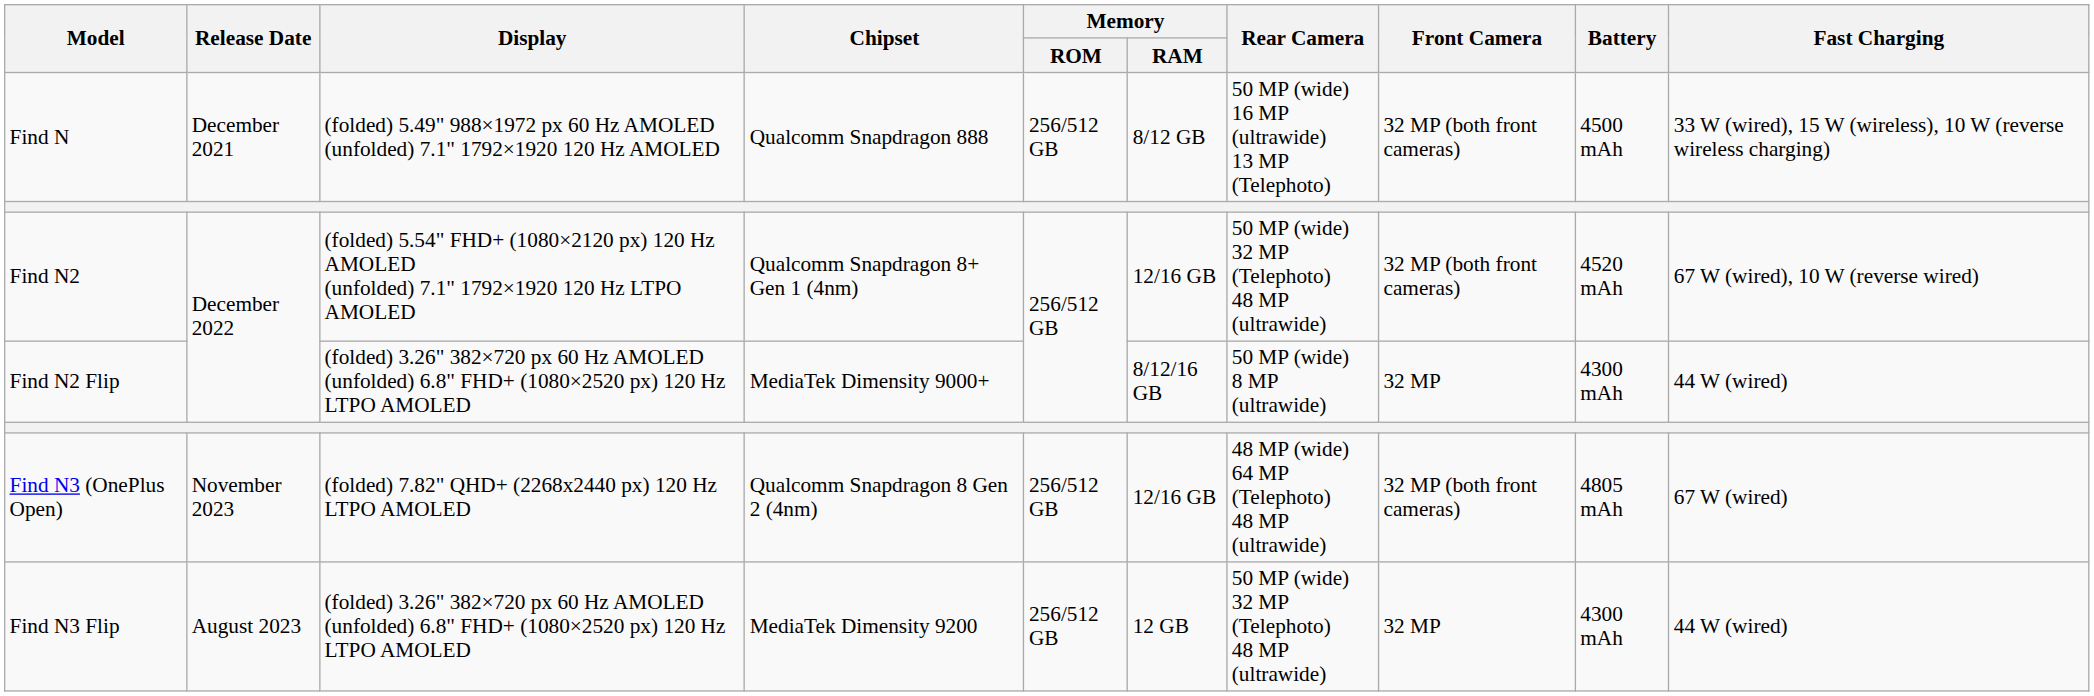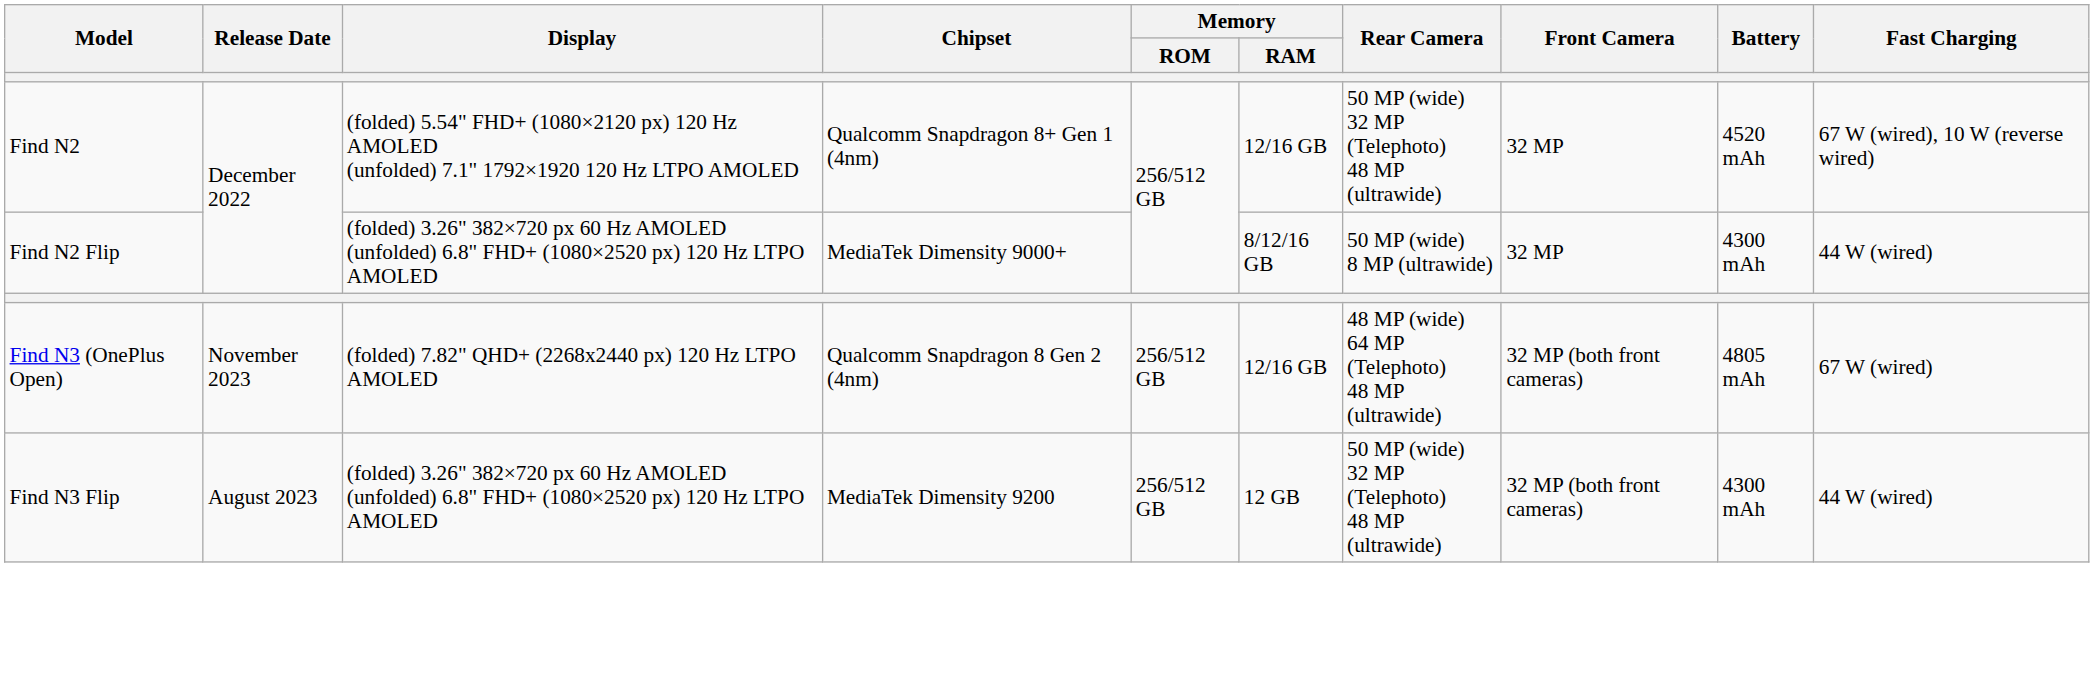- row: (39, 136)
(1460, 276) 32 MP (both front cameras) -> (1535, 146) 32 MP
(1412, 626) 32 MP -> (1583, 497) 32 MP (both front cameras)
